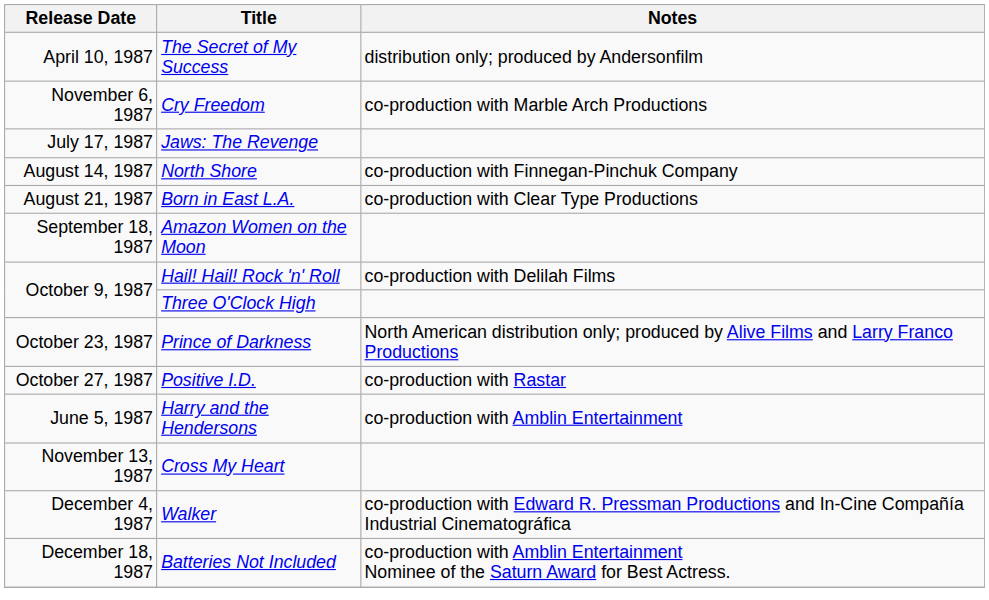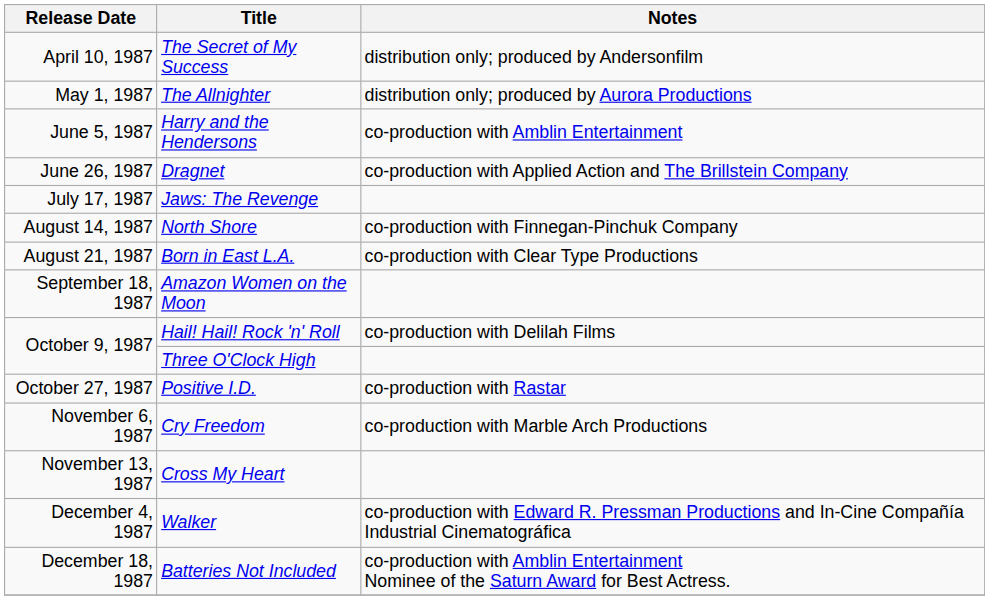+ row: (216, 94)
rows swapped: (215, 418) <-> (213, 104)
+ row: (193, 171)
- row: (236, 342)
